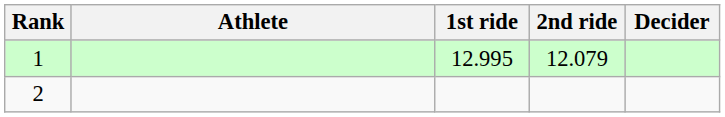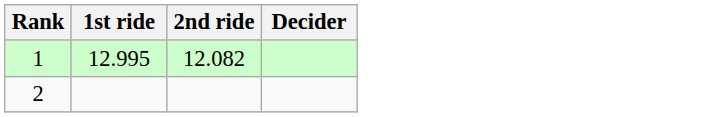- column: (253, 22)
(577, 58) 12.079 -> (214, 58) 12.082
